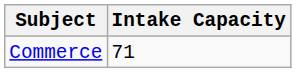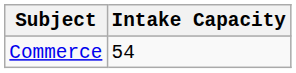(123, 52) 71 -> (123, 52) 54
